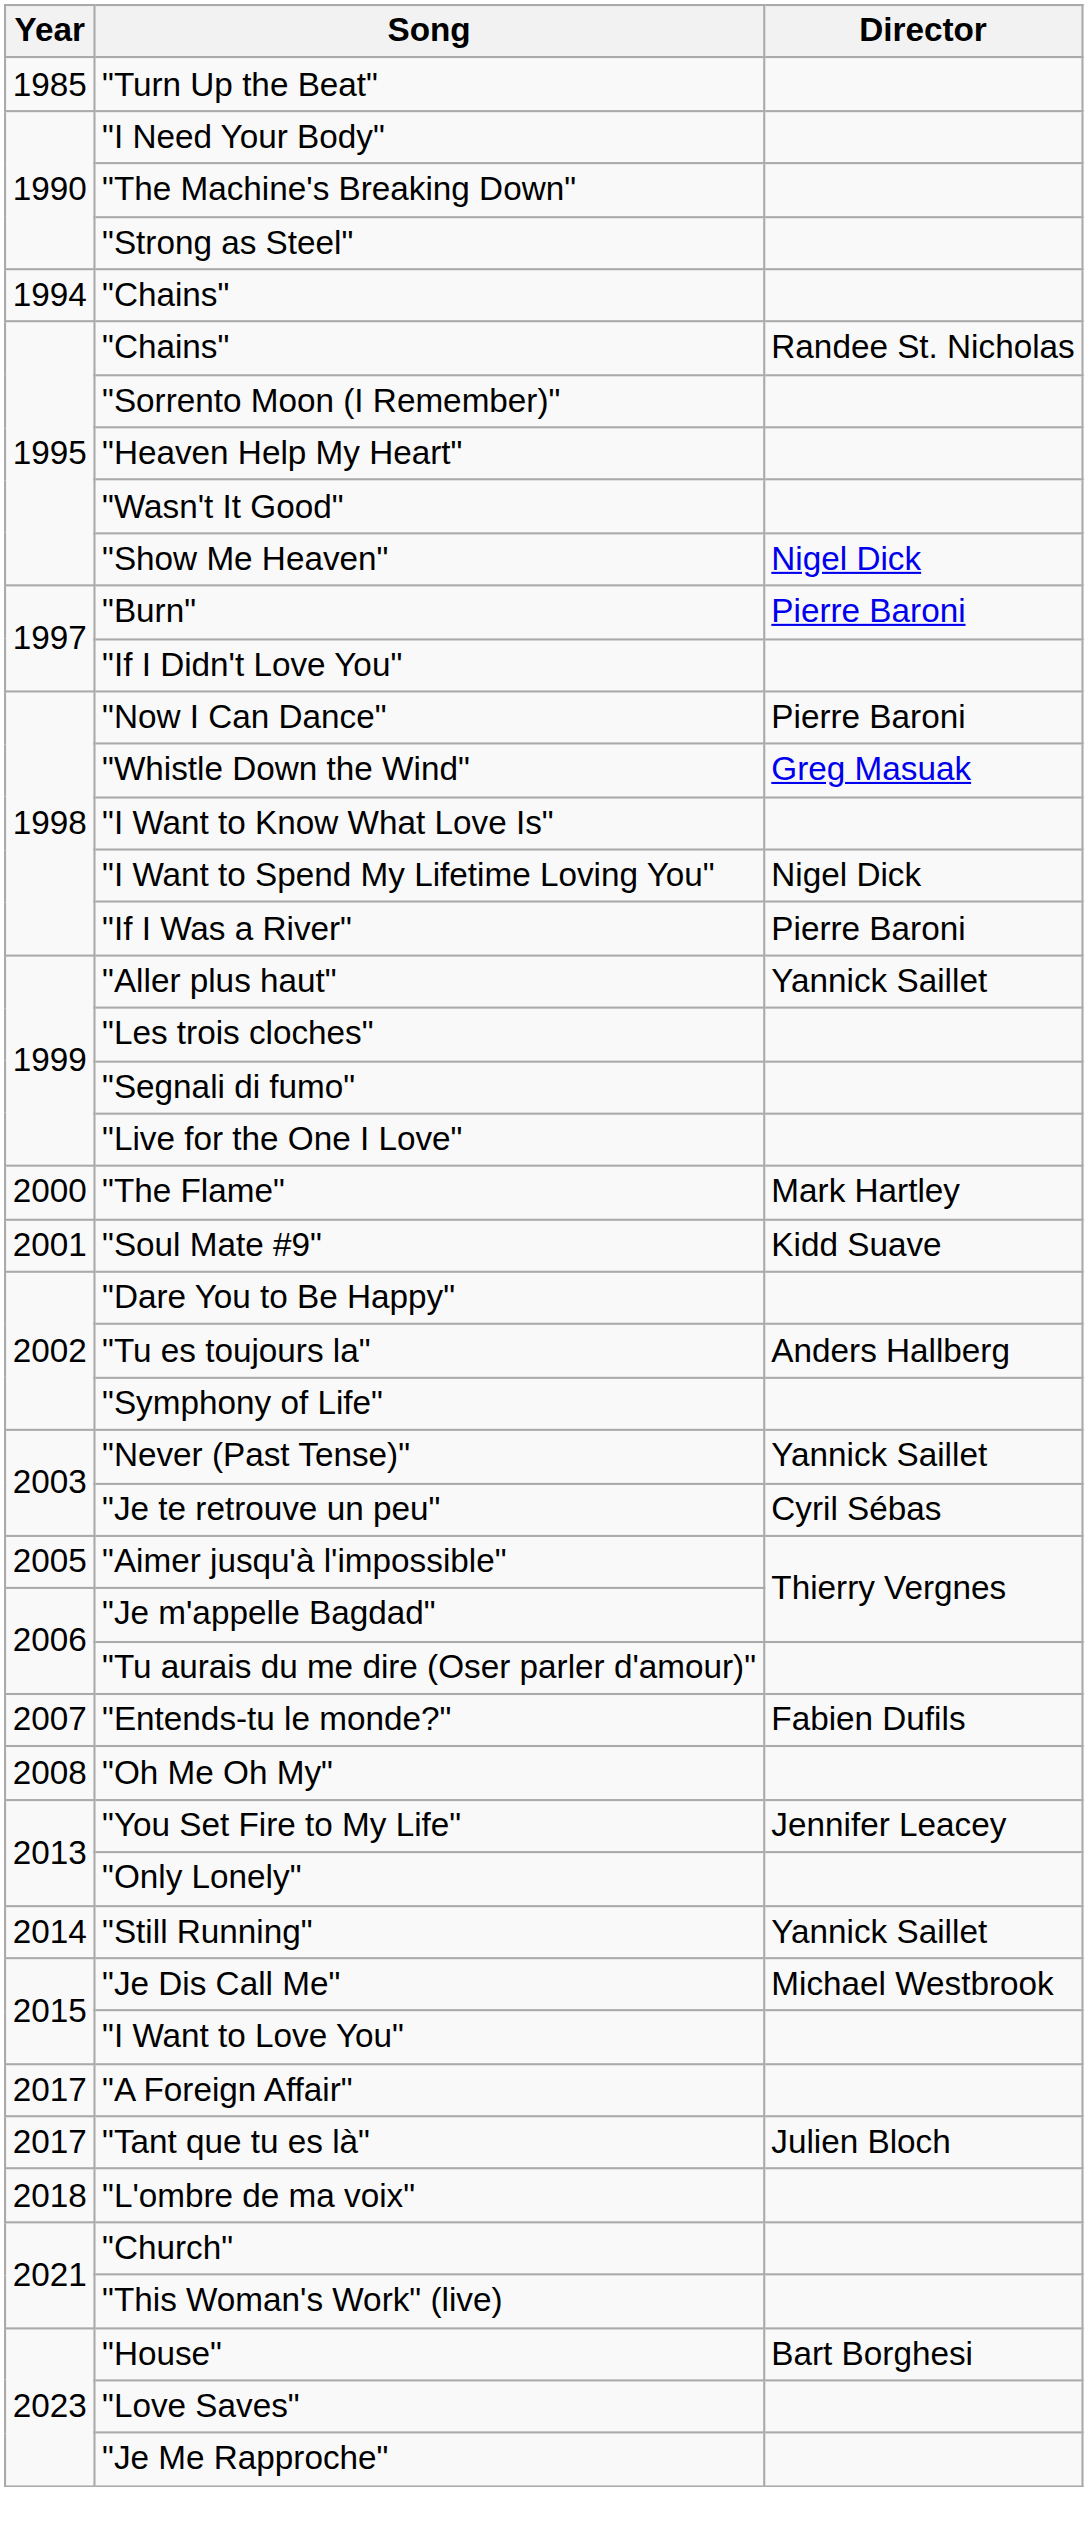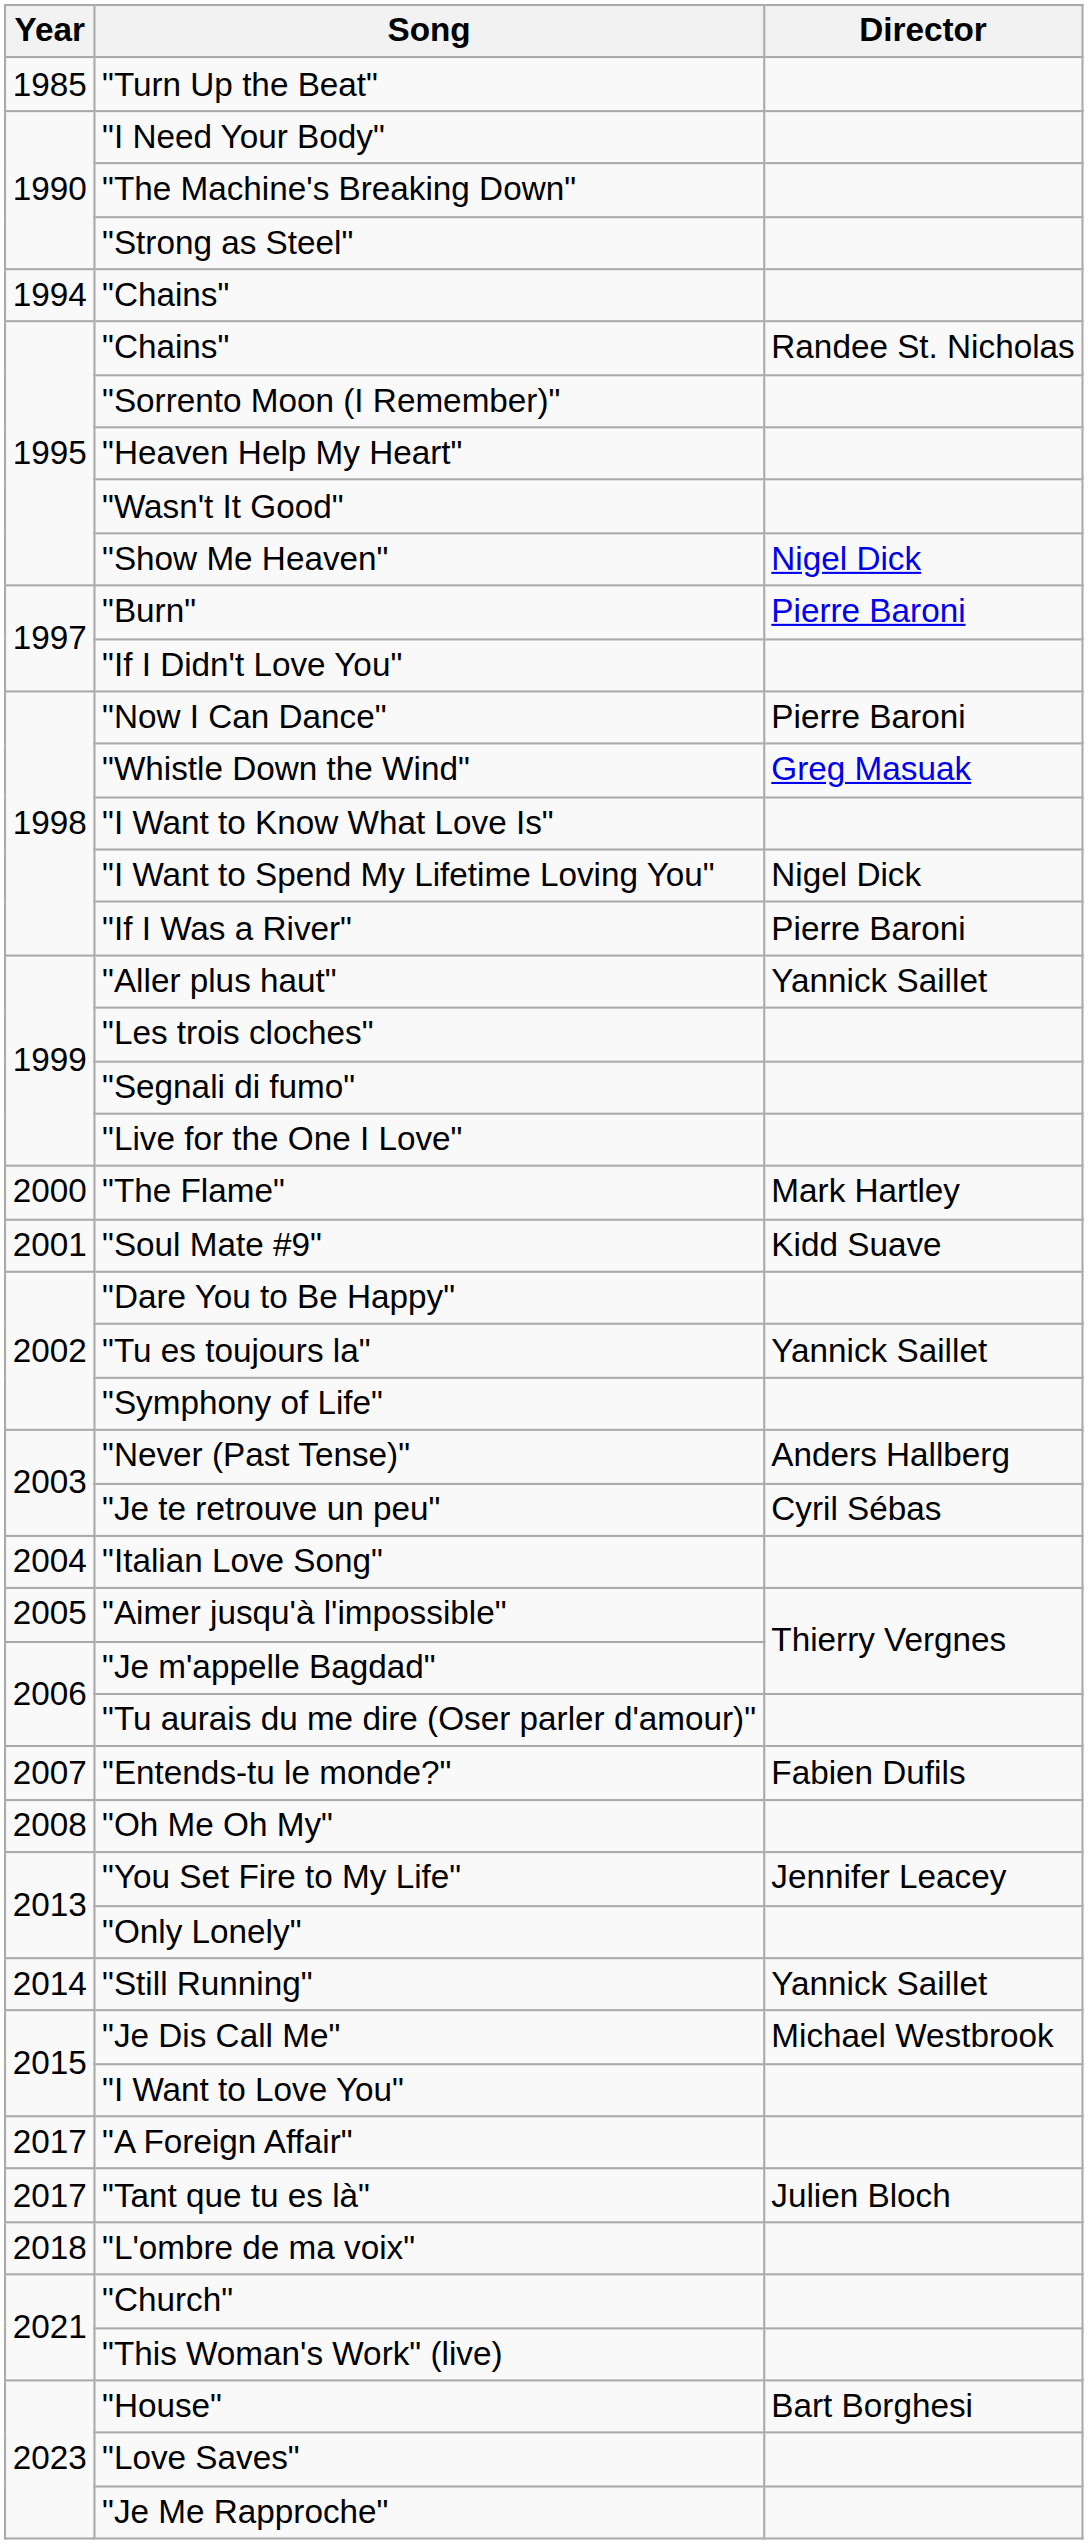(891, 1350) Anders Hallberg -> (879, 1350) Yannick Saillet
(879, 1455) Yannick Saillet -> (891, 1455) Anders Hallberg
+ row: (50, 1561)
